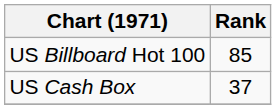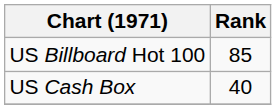(241, 87) 37 -> (241, 87) 40
